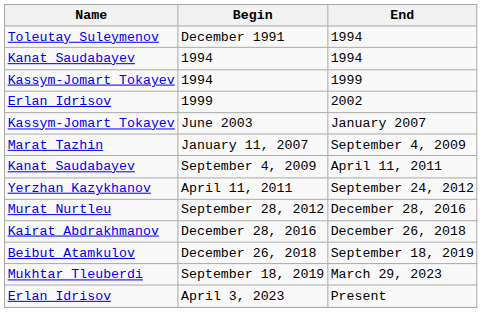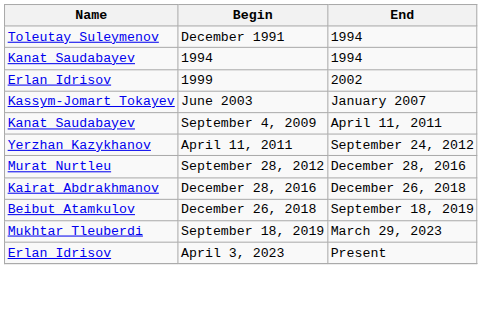- row: (197, 80)
- row: (245, 145)
